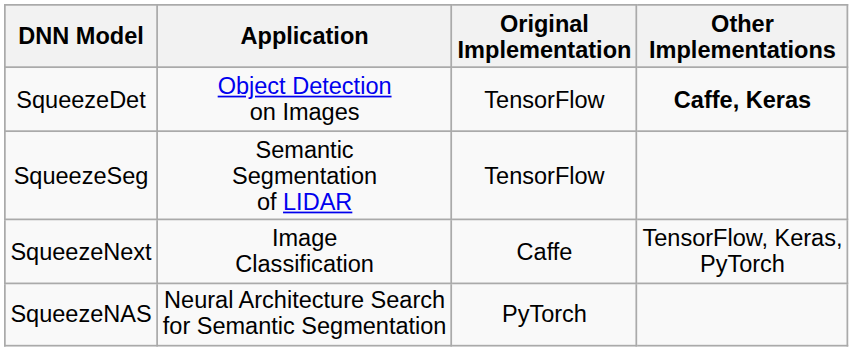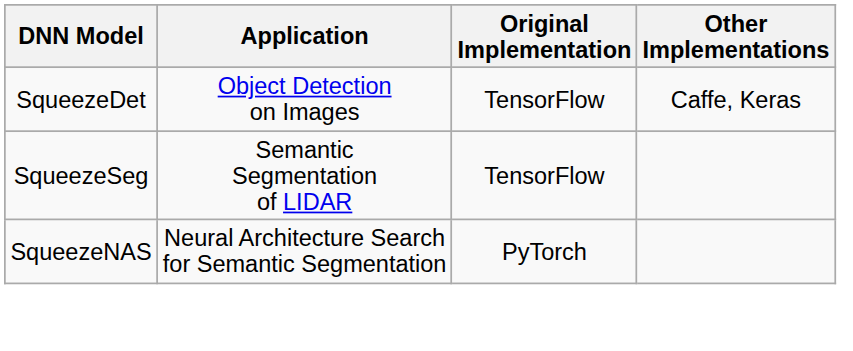(742, 99) bold -> (736, 99) normal
- row: (81, 251)
